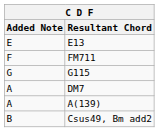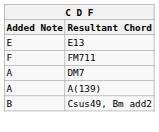- row: (79, 73)
